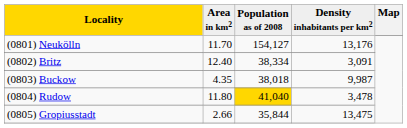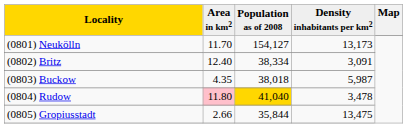(357, 44) 13,176 -> (357, 44) 13,173
(360, 79) 9,987 -> (360, 79) 5,987
(220, 96) no background -> (220, 96) pink background
